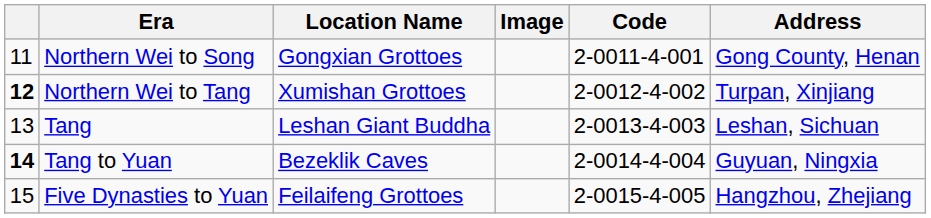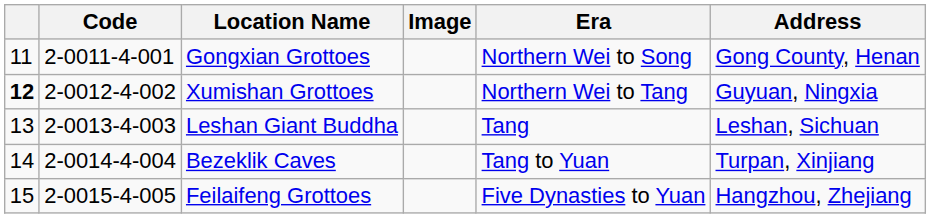columns swapped: (640, 21) <-> (156, 21)
(795, 91) Turpan, Xinjiang -> (797, 91) Guyuan, Ningxia
(22, 160) bold -> (22, 160) normal
(797, 160) Guyuan, Ningxia -> (795, 160) Turpan, Xinjiang
